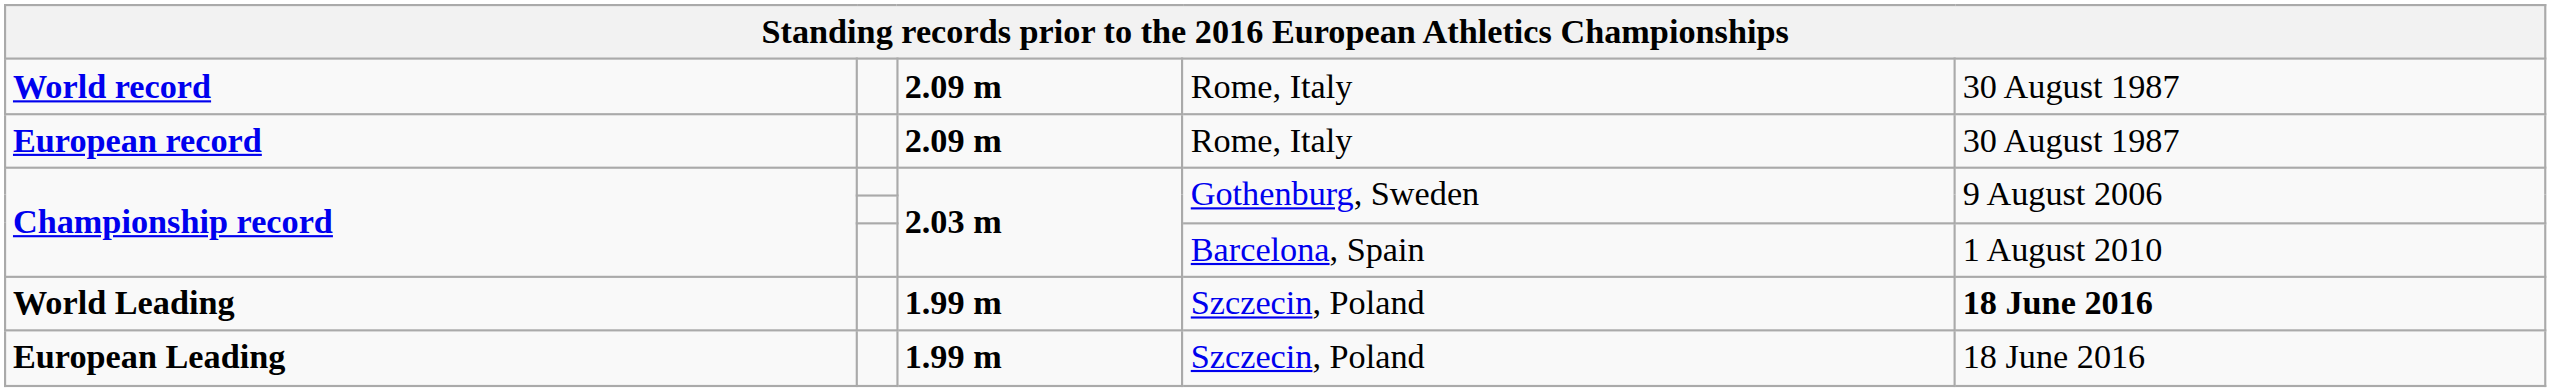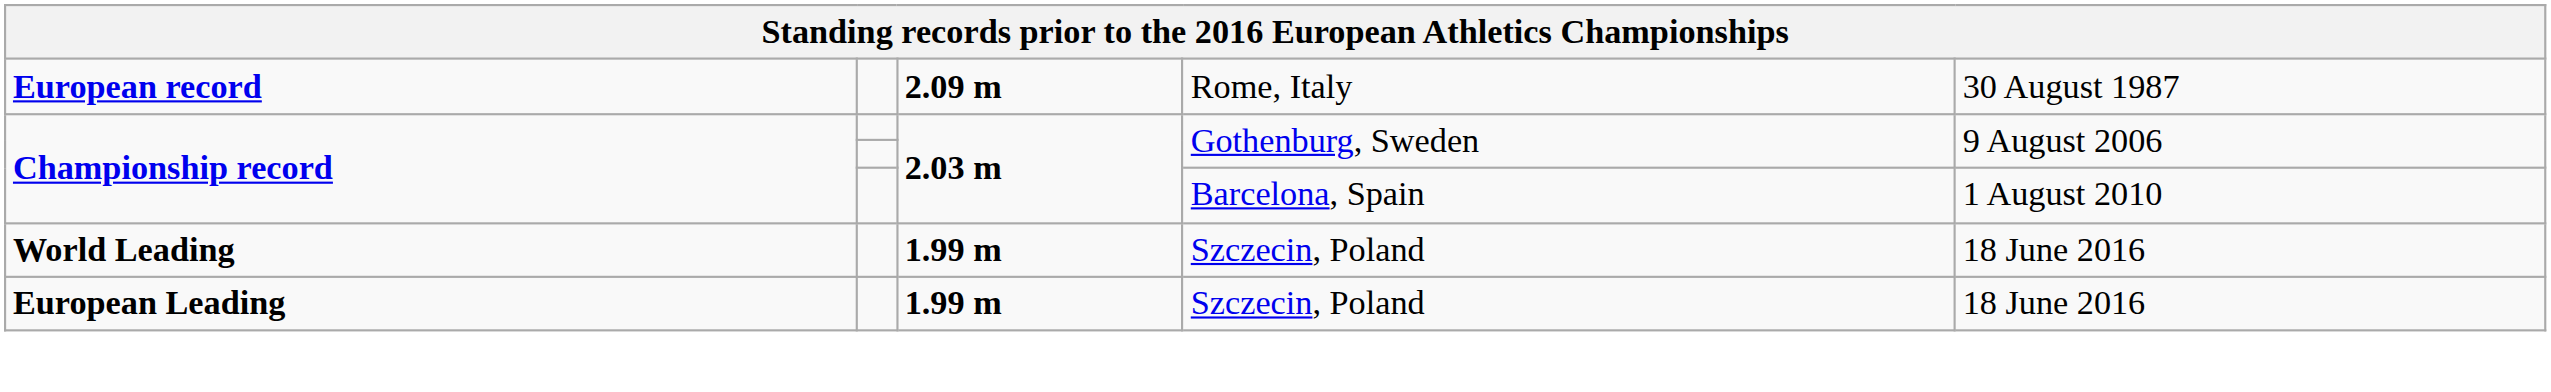- row: (112, 85)
(2058, 303) bold -> (2054, 248) normal
